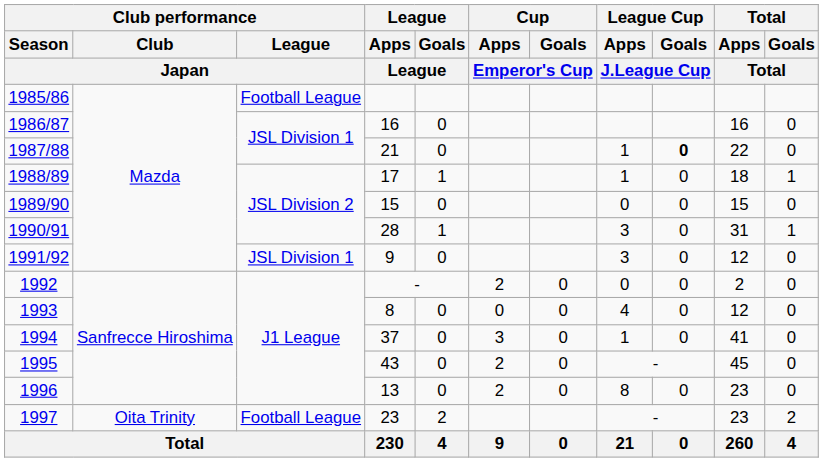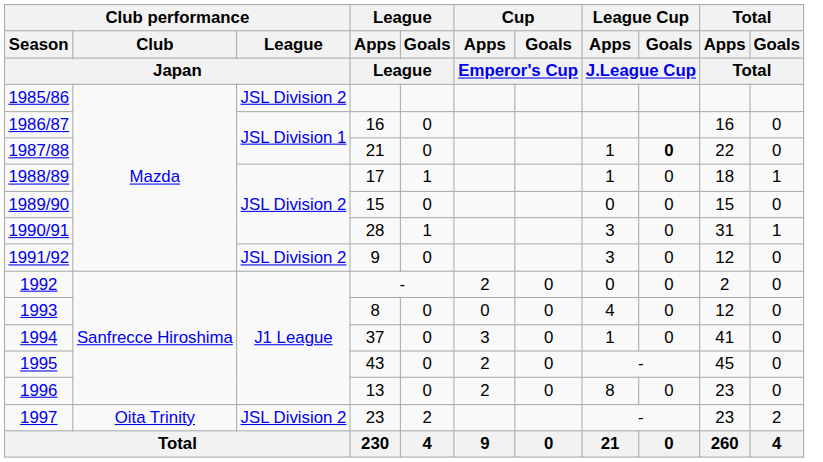(301, 97) Football League -> (293, 97) JSL Division 2
(301, 257) JSL Division 1 -> (293, 257) JSL Division 2
(301, 417) Football League -> (293, 417) JSL Division 2
